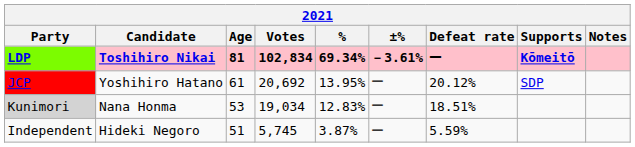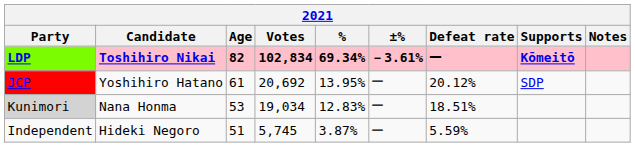(237, 58) 81 -> (237, 58) 82
